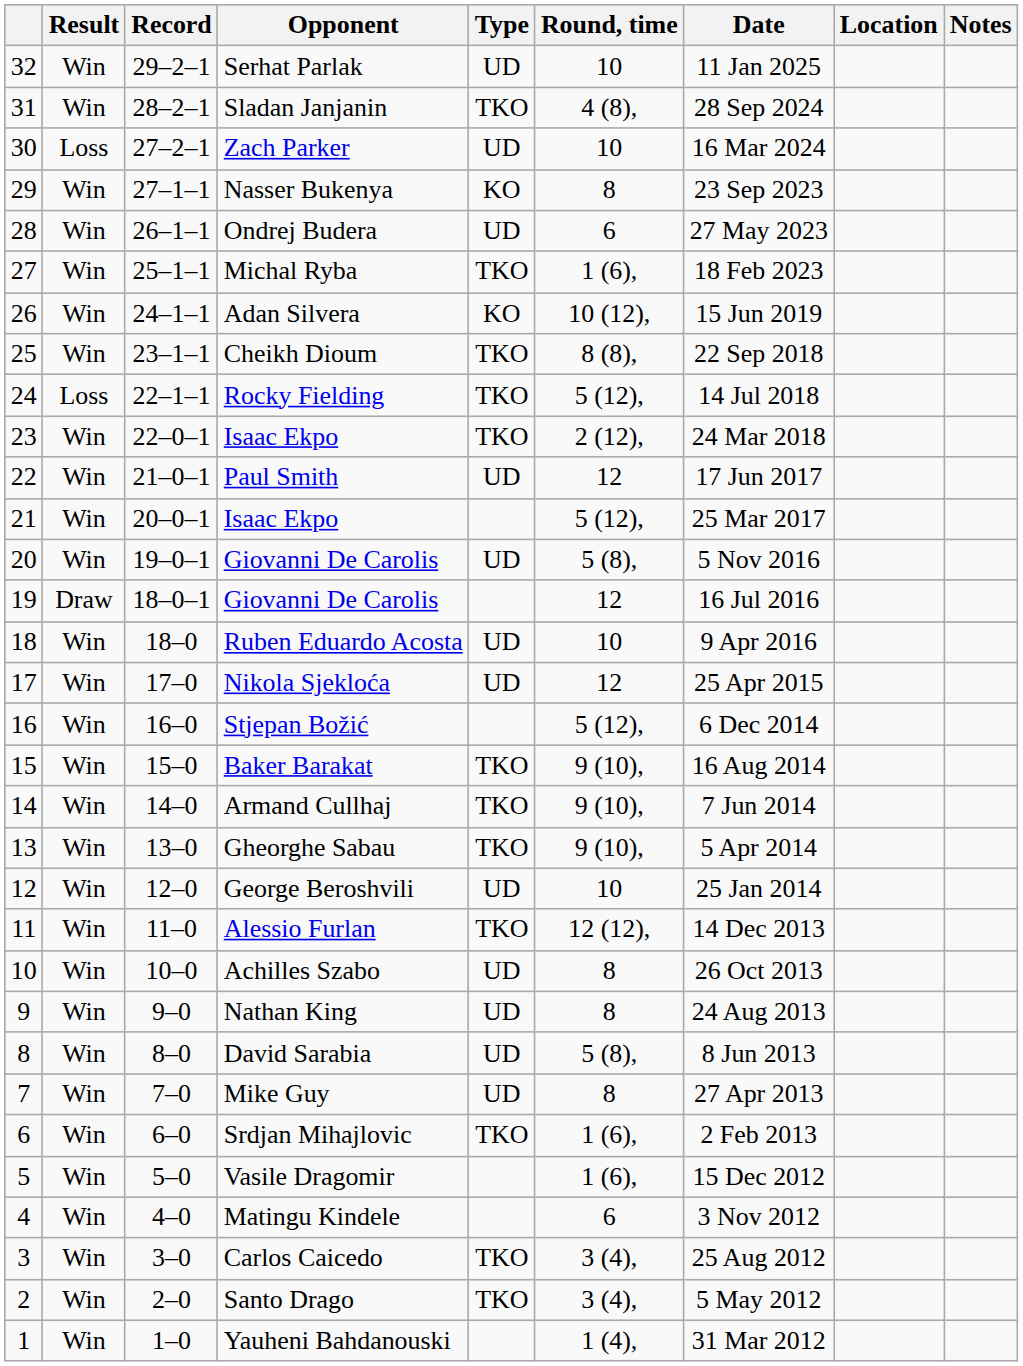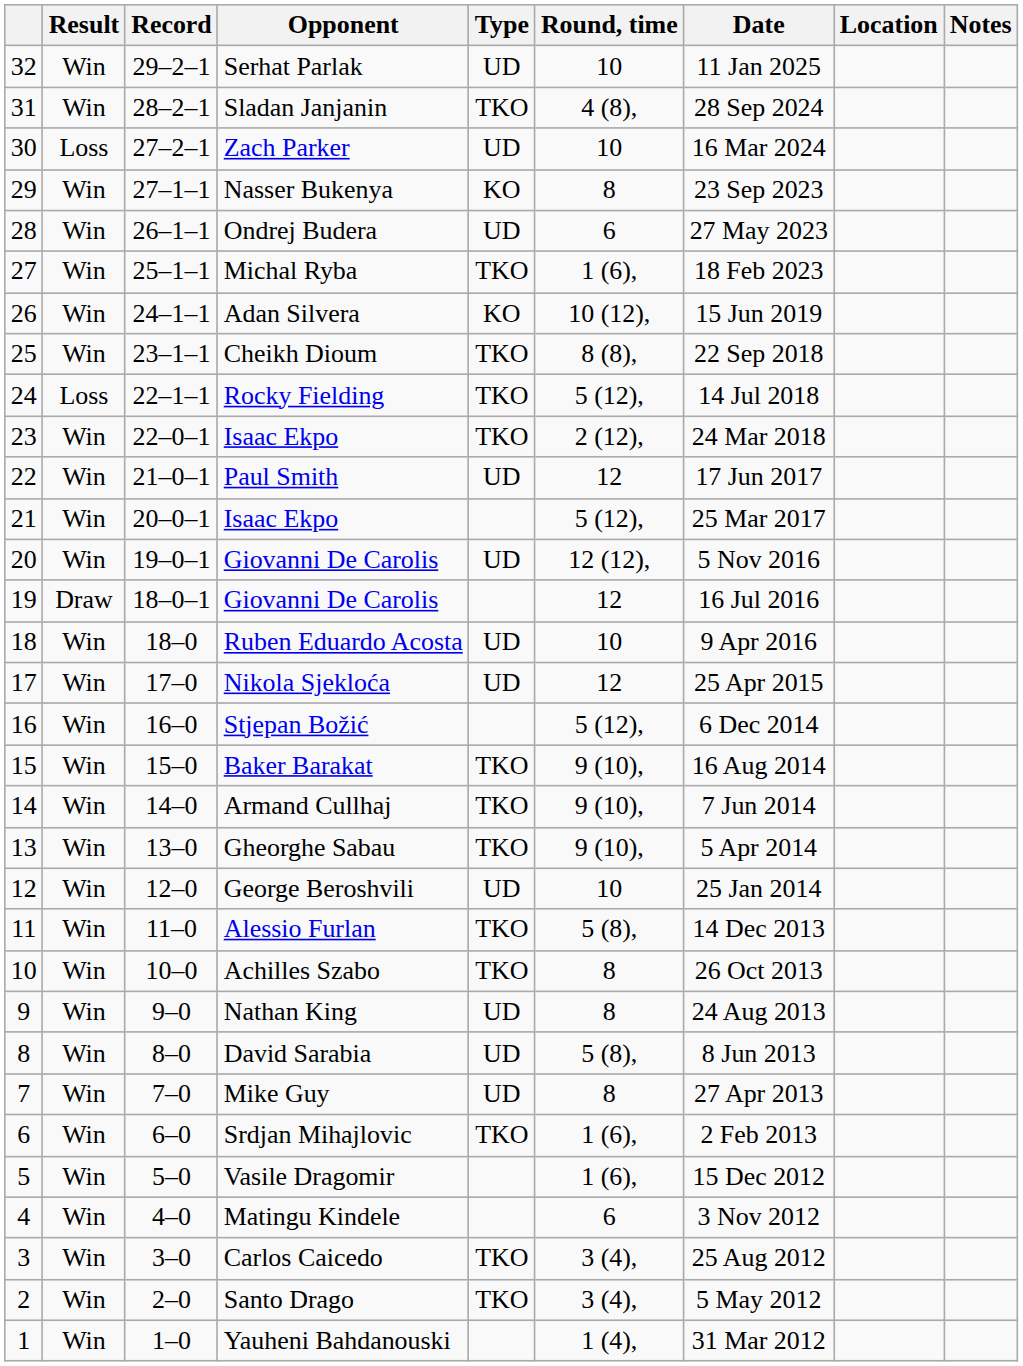(609, 559) 5 (8), -> (609, 559) 12 (12),
(609, 929) 12 (12), -> (609, 929) 5 (8),
(502, 970) UD -> (502, 970) TKO
